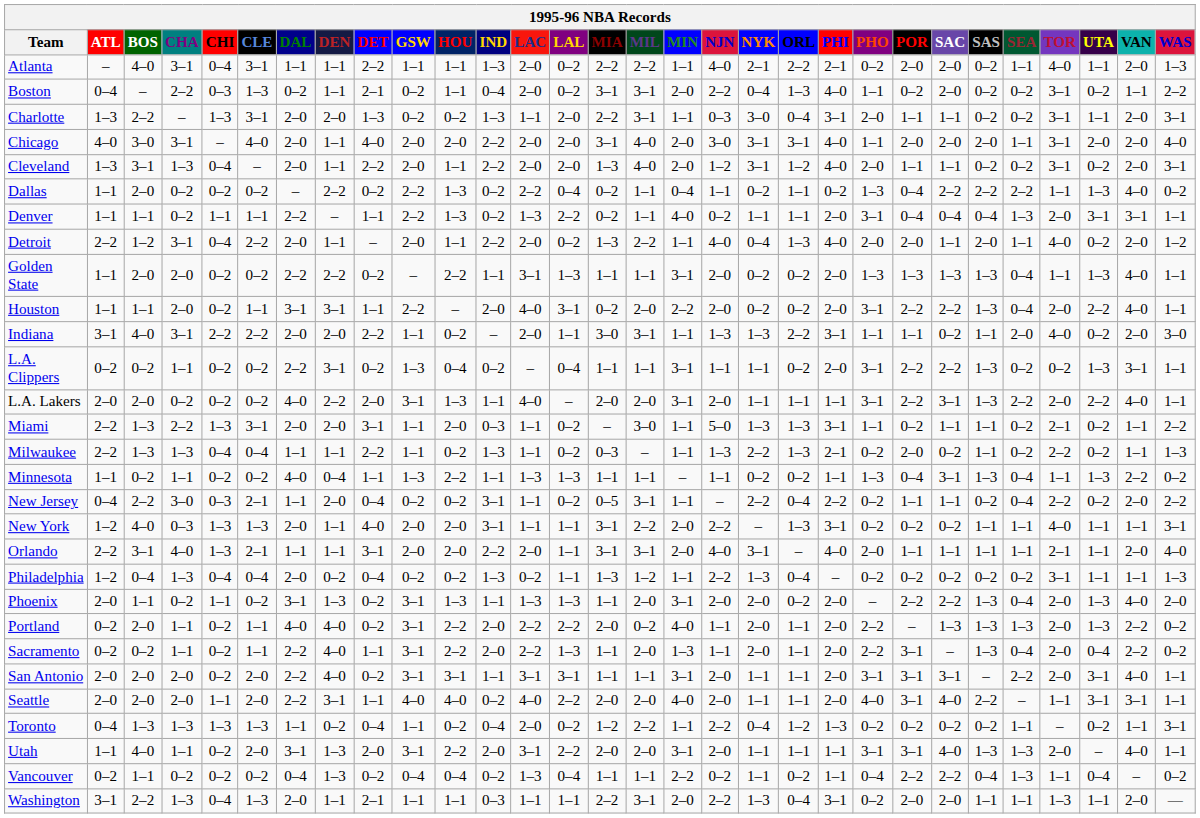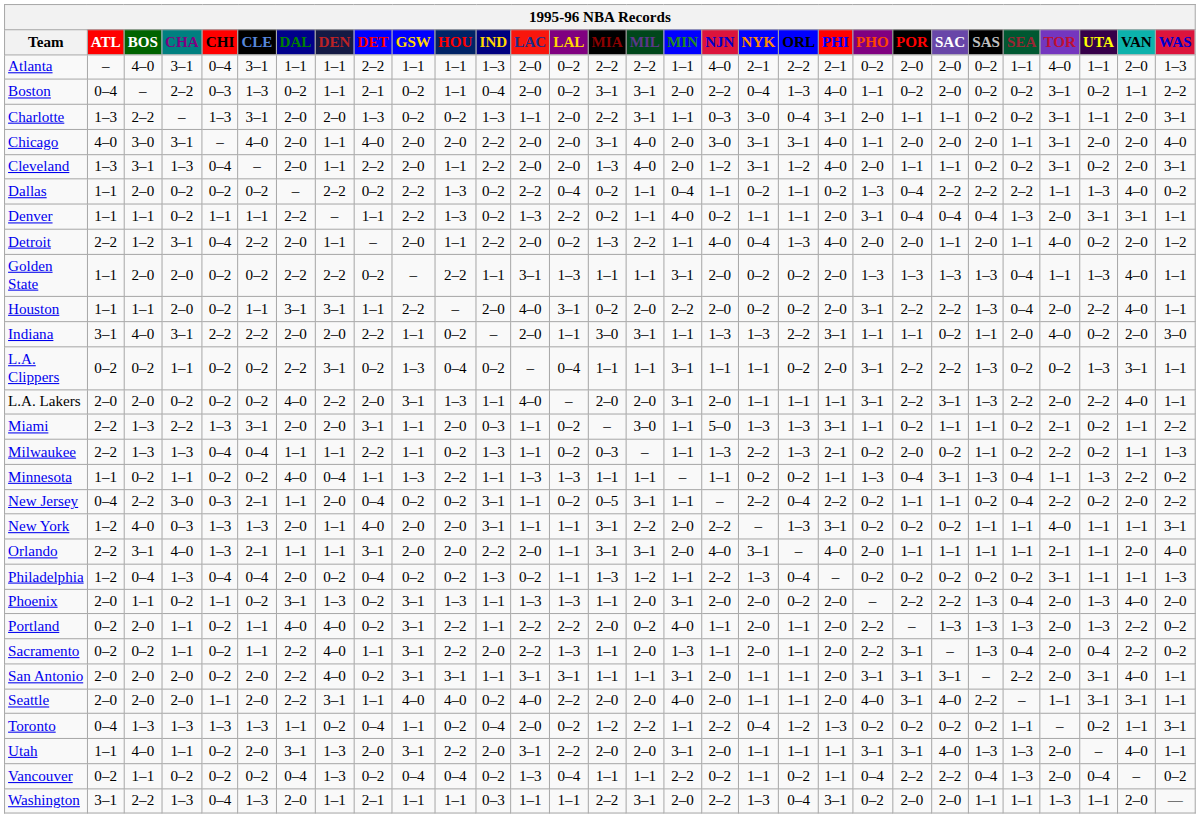(493, 626) 2–0 -> (493, 626) 1–1
(1060, 776) 1–1 -> (1060, 776) 2–0
